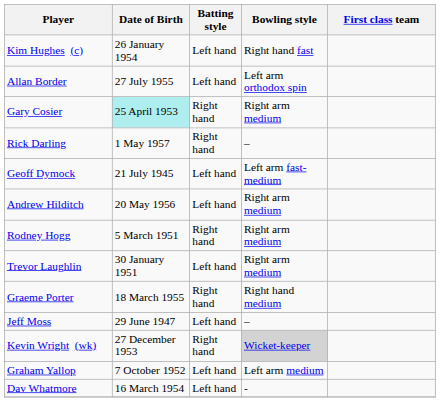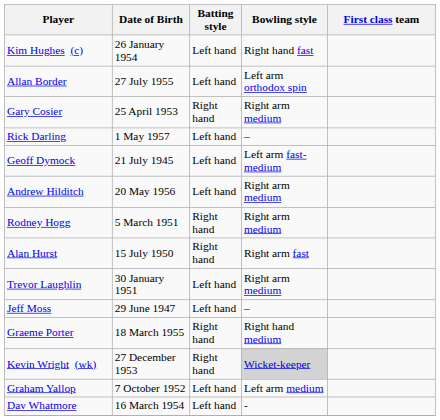(146, 112) paleturquoise background -> (146, 112) no background
(205, 143) Right hand -> (214, 136) Left hand
+ row: (32, 253)
rows swapped: (29, 321) <-> (40, 297)
